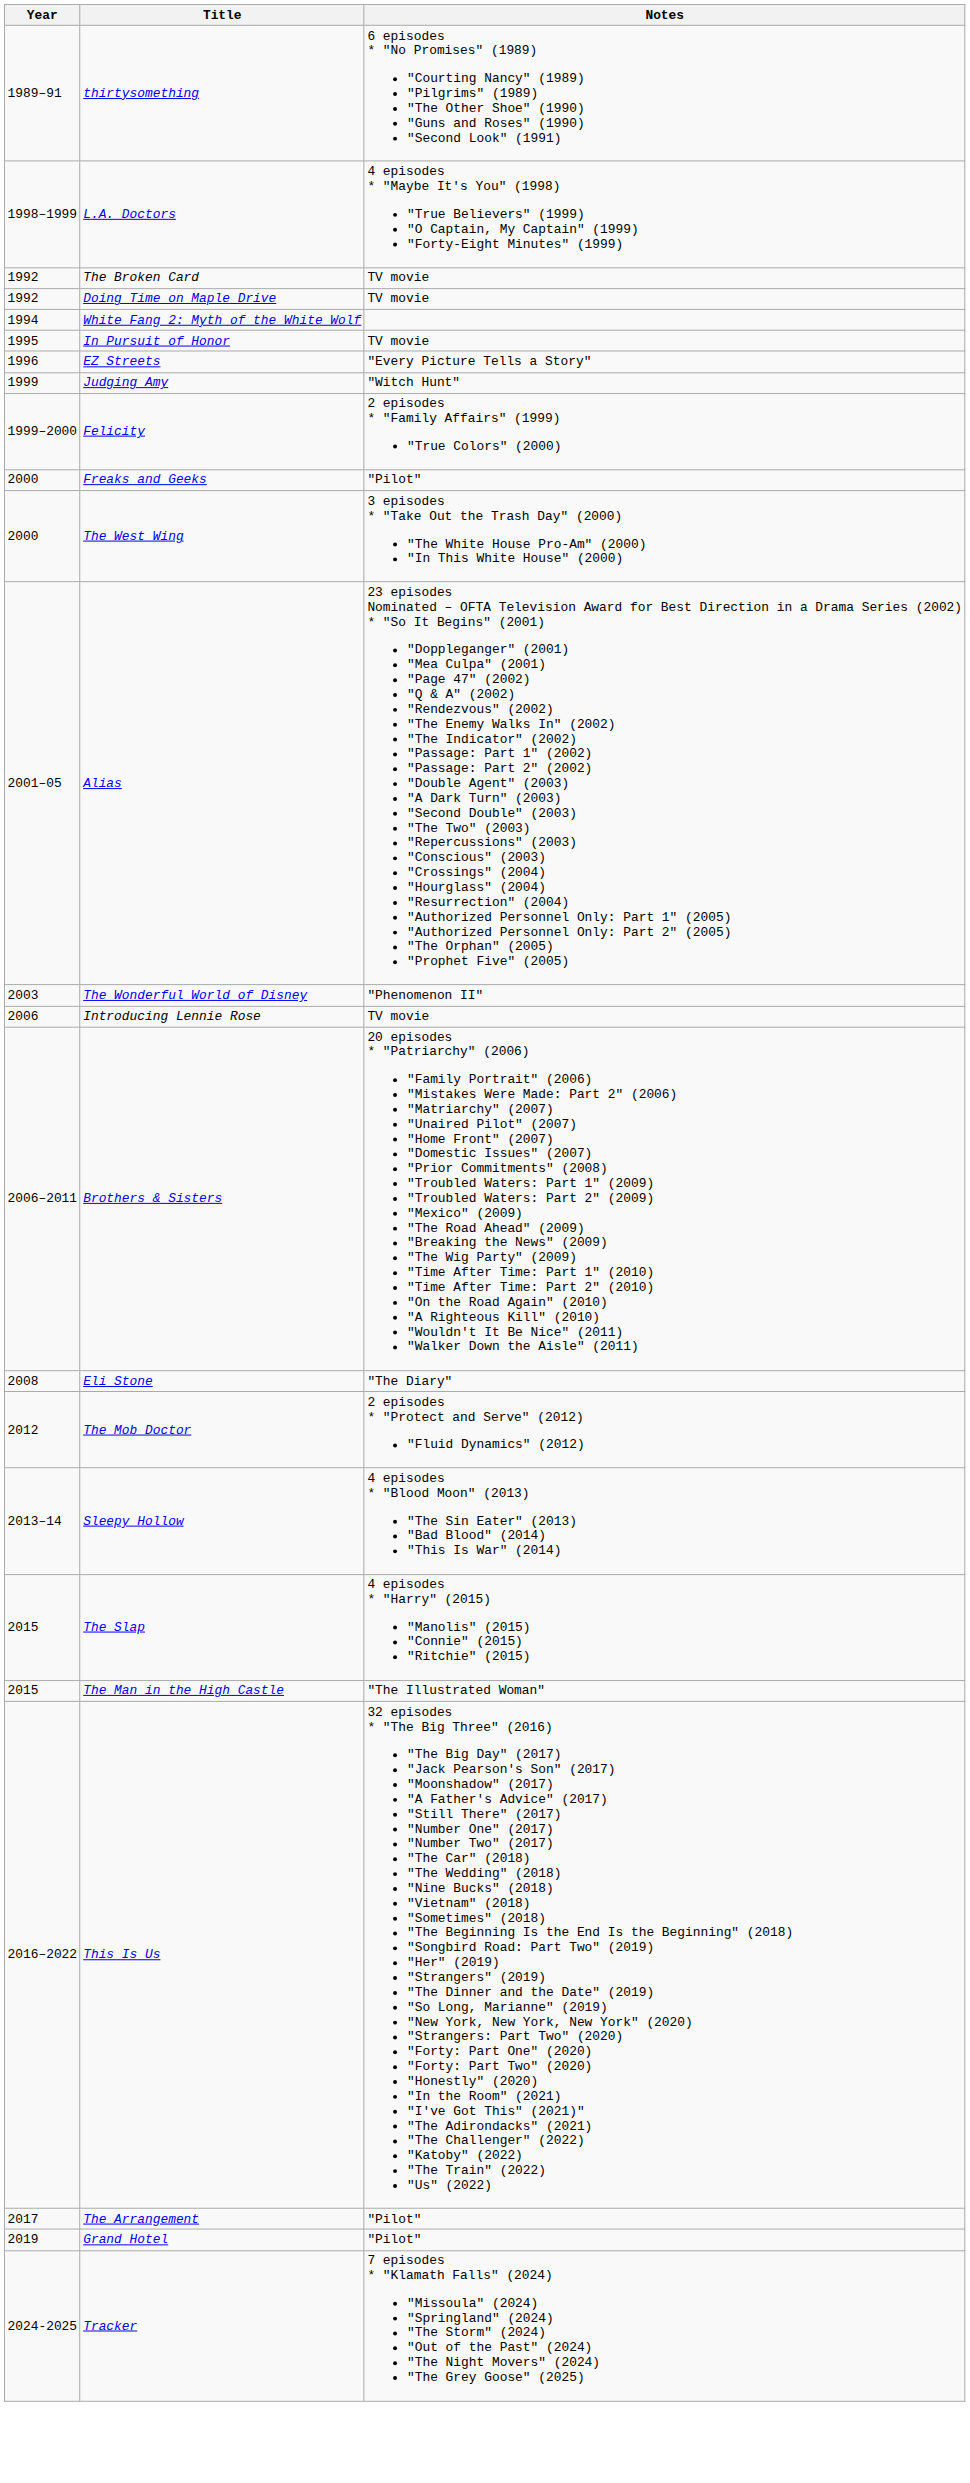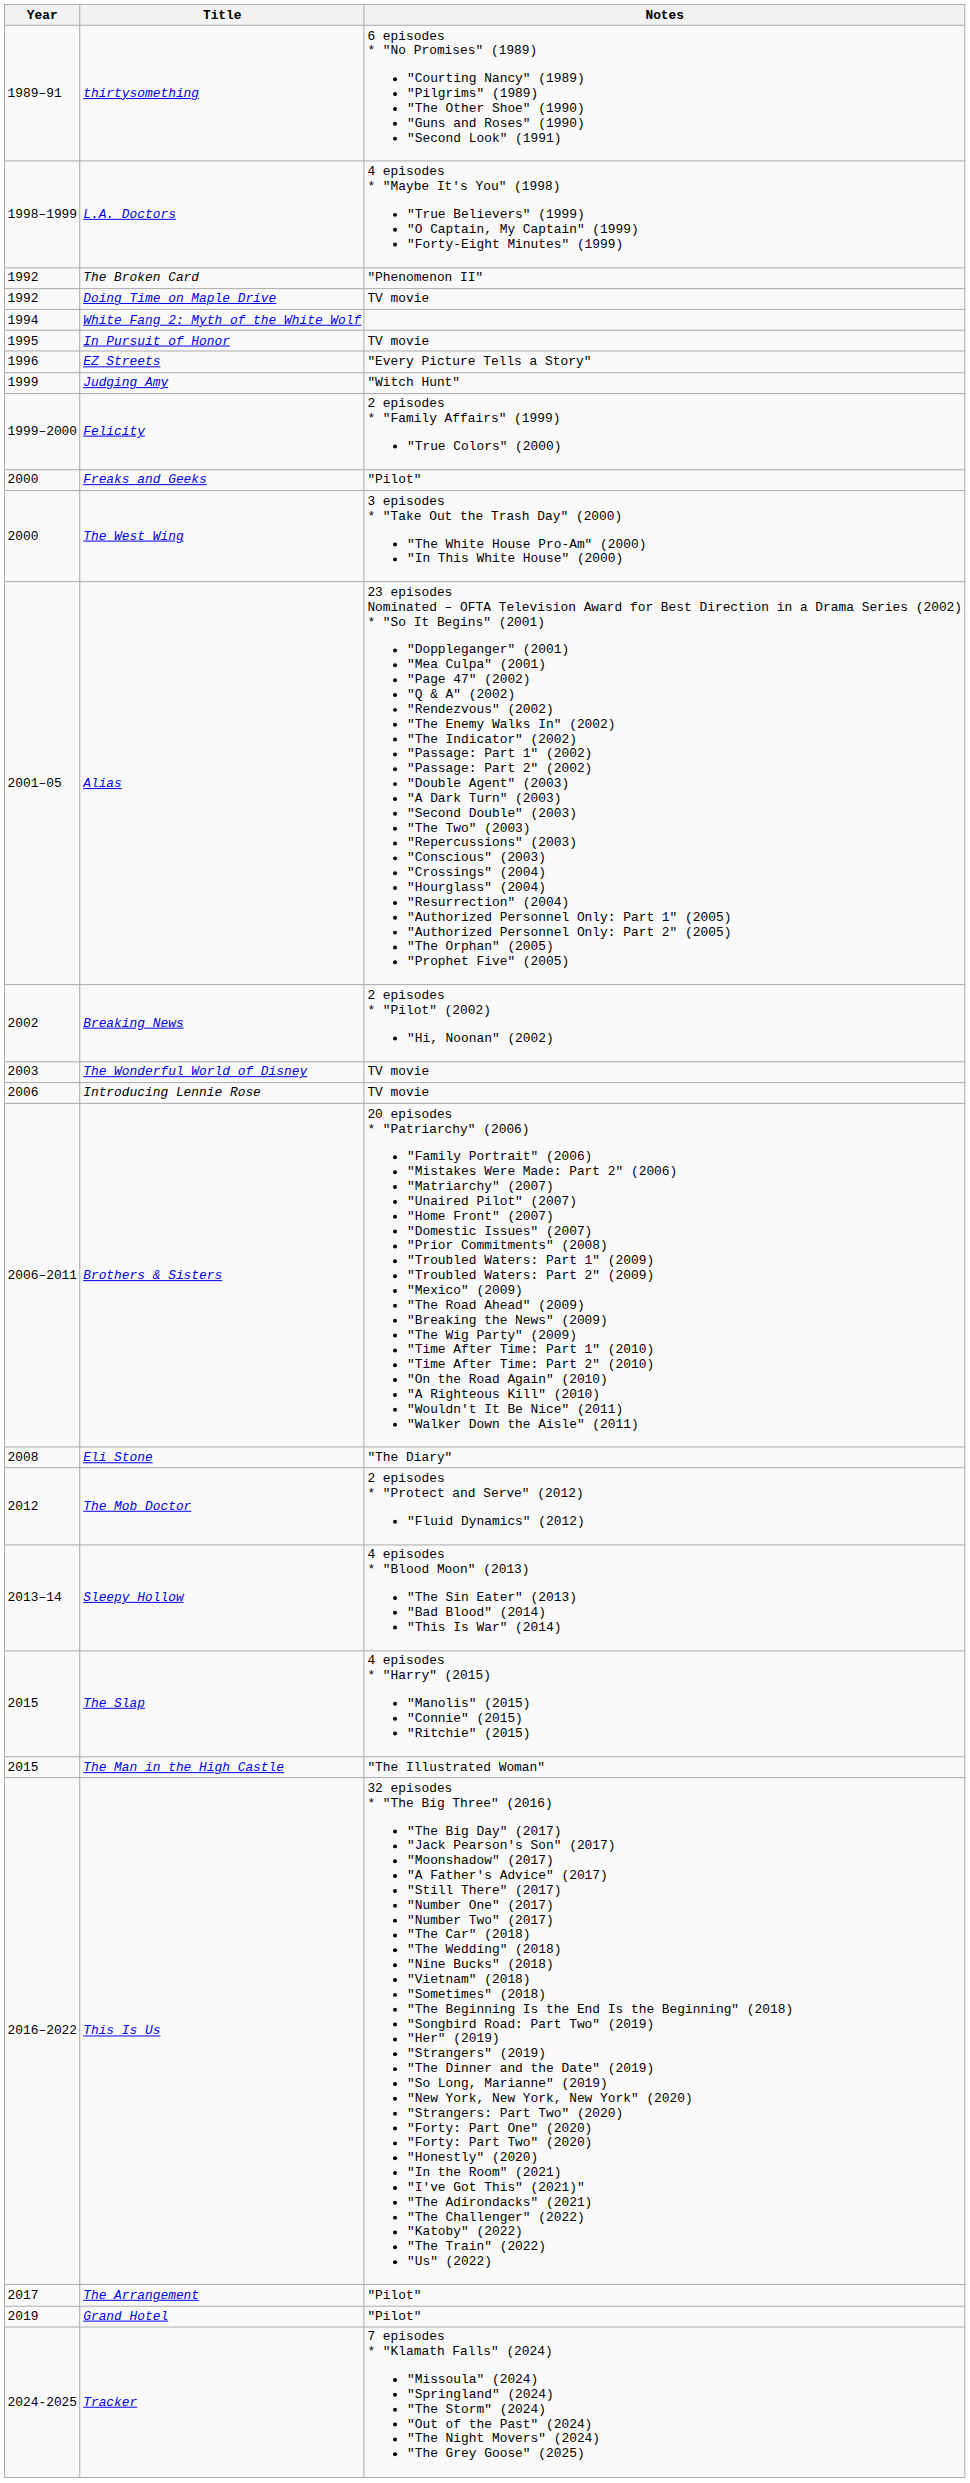(398, 278) TV movie -> (425, 278) "Phenomenon II"
+ row: (133, 1023)
(425, 996) "Phenomenon II" -> (398, 1072) TV movie
